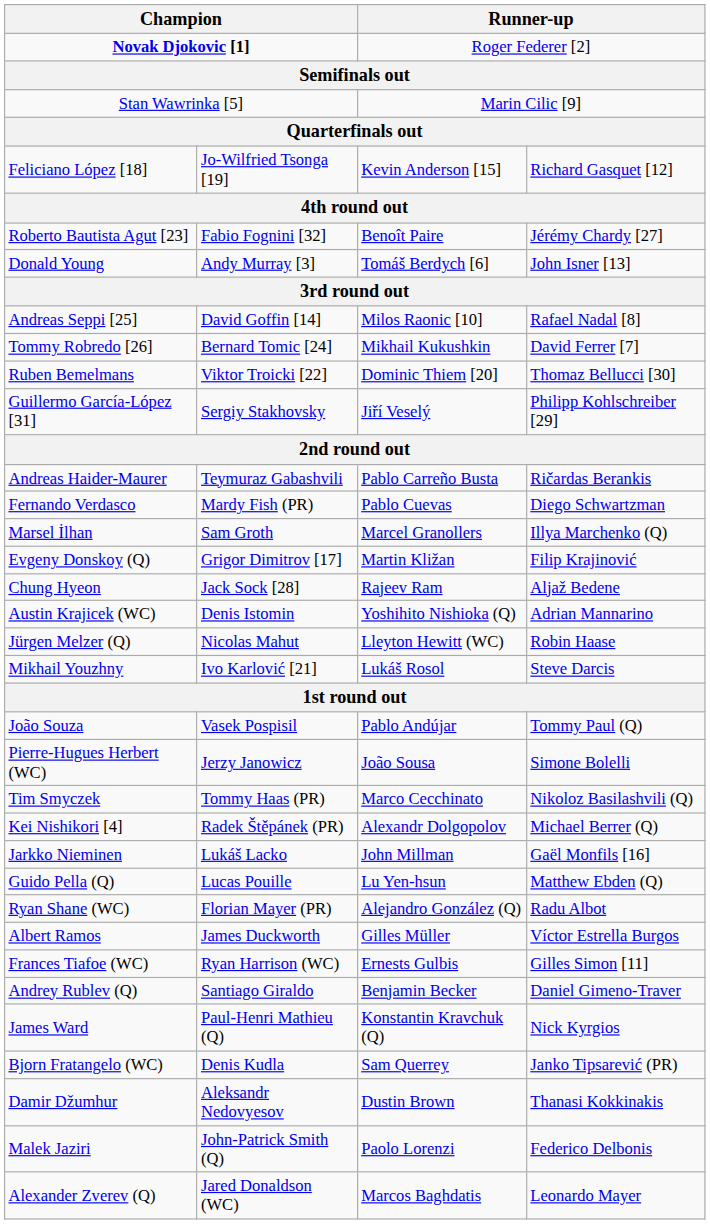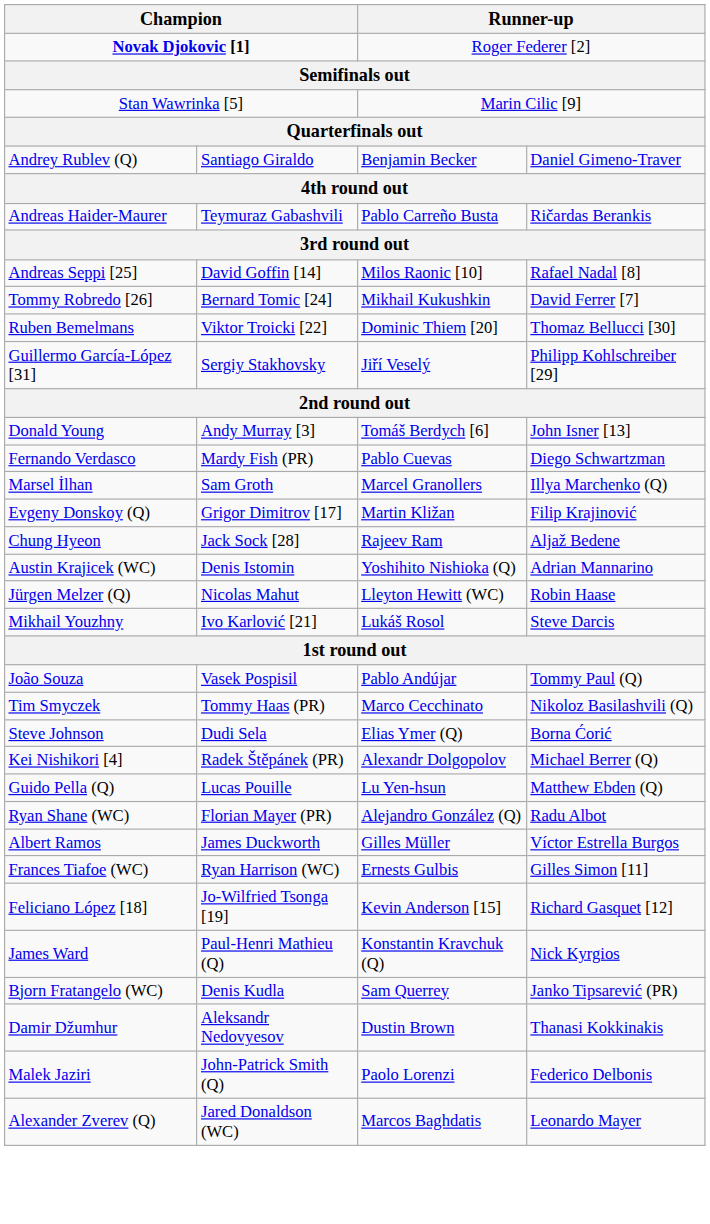rows swapped: (78, 170) <-> (73, 991)
- row: (98, 236)
rows swapped: (56, 263) <-> (88, 478)
- row: (84, 762)
+ row: (56, 733)
- row: (65, 854)
